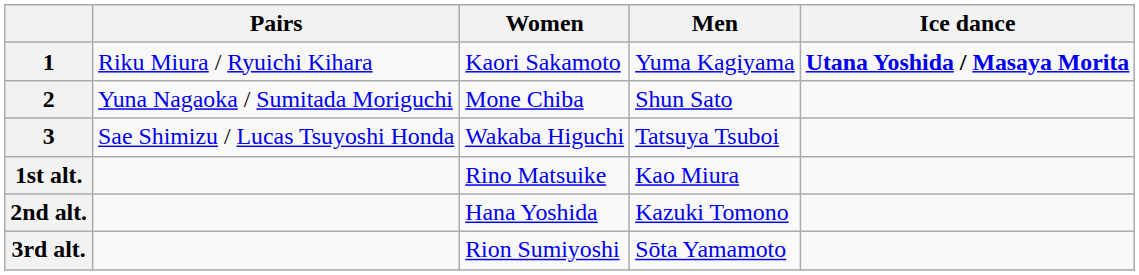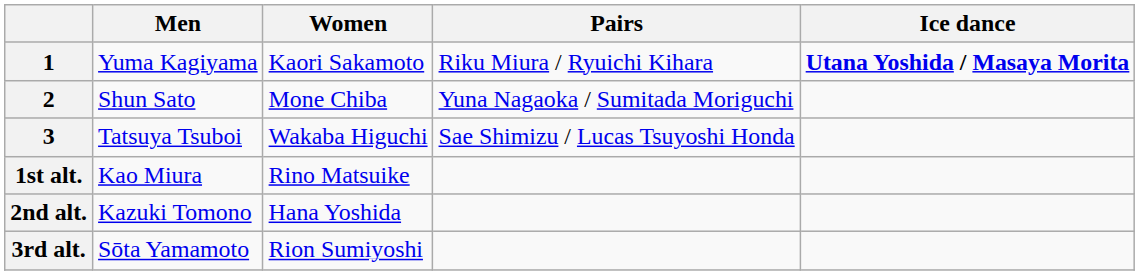columns swapped: (715, 23) <-> (276, 23)
